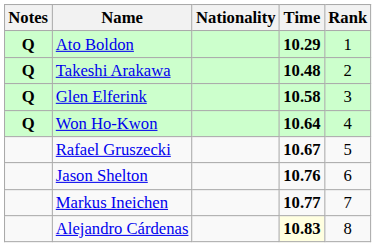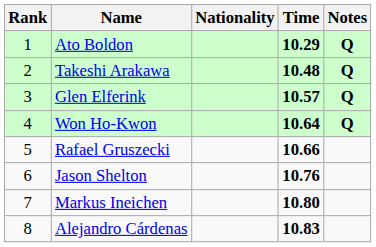columns swapped: (348, 17) <-> (28, 17)
(302, 96) 10.58 -> (301, 96) 10.57
(302, 149) 10.67 -> (301, 149) 10.66
(302, 202) 10.77 -> (301, 202) 10.80
(302, 228) lightyellow background -> (301, 228) no background
